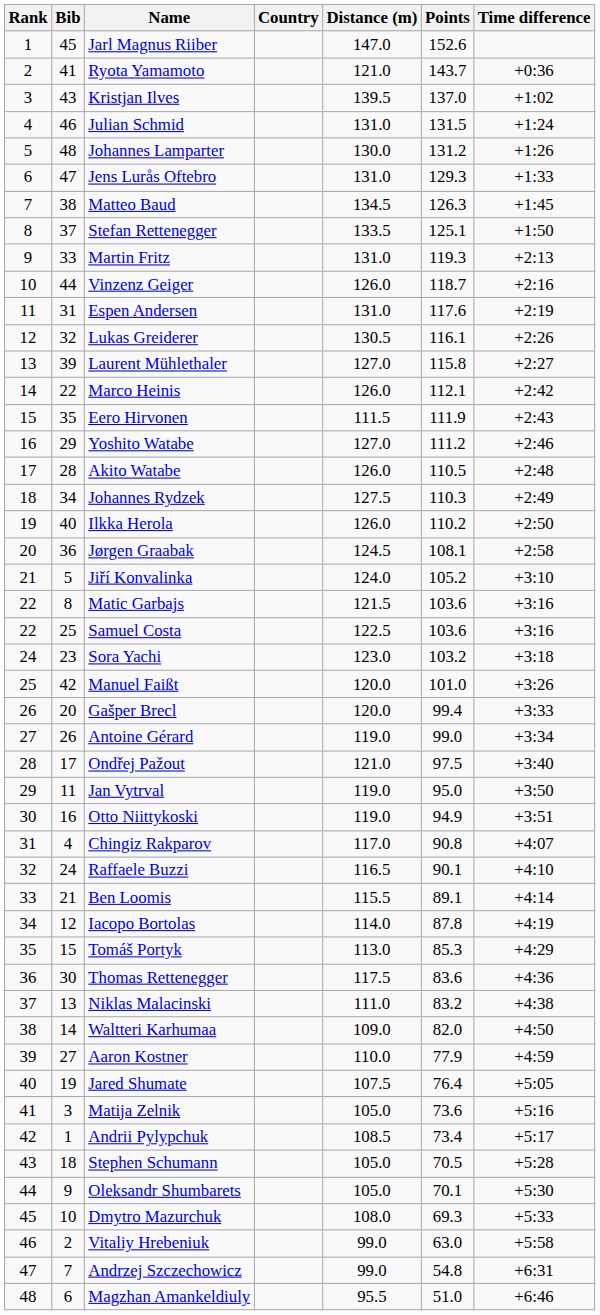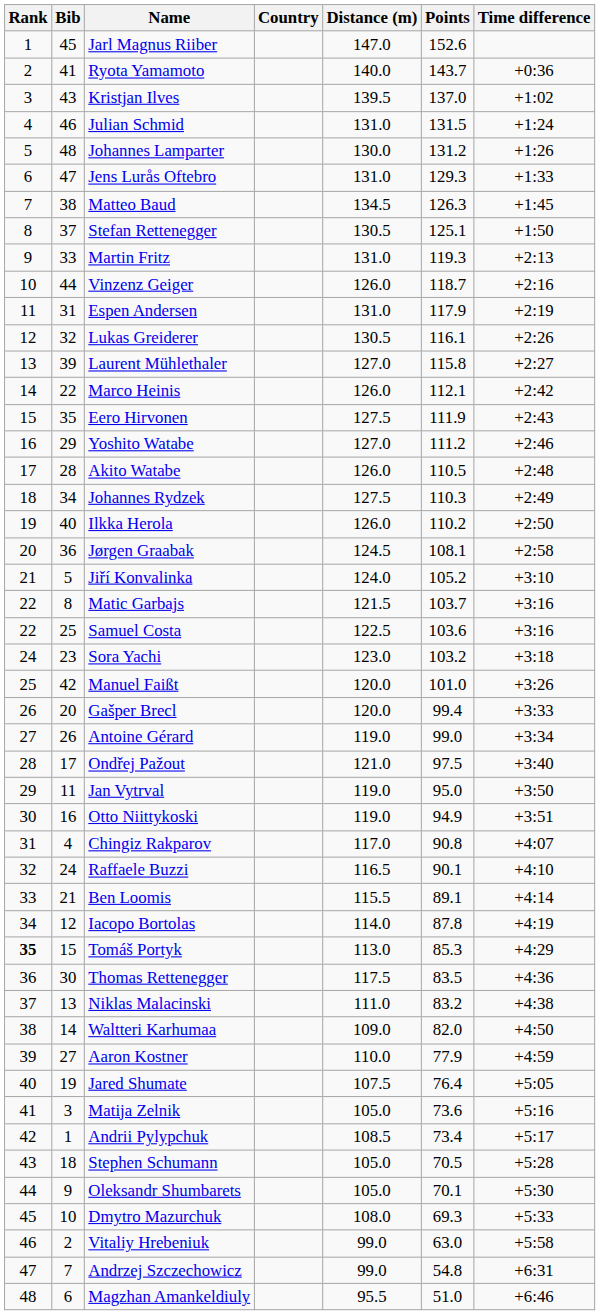(372, 71) 121.0 -> (372, 71) 140.0
(372, 230) 133.5 -> (372, 230) 130.5
(447, 310) 117.6 -> (447, 310) 117.9
(372, 417) 111.5 -> (372, 417) 127.5
(447, 603) 103.6 -> (447, 603) 103.7
(28, 950) normal -> (28, 950) bold
(447, 976) 83.6 -> (447, 976) 83.5
